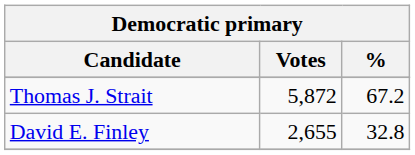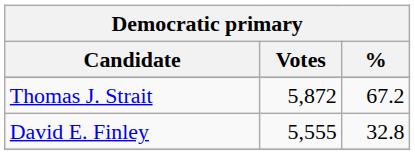(312, 131) 2,655 -> (312, 131) 5,555
